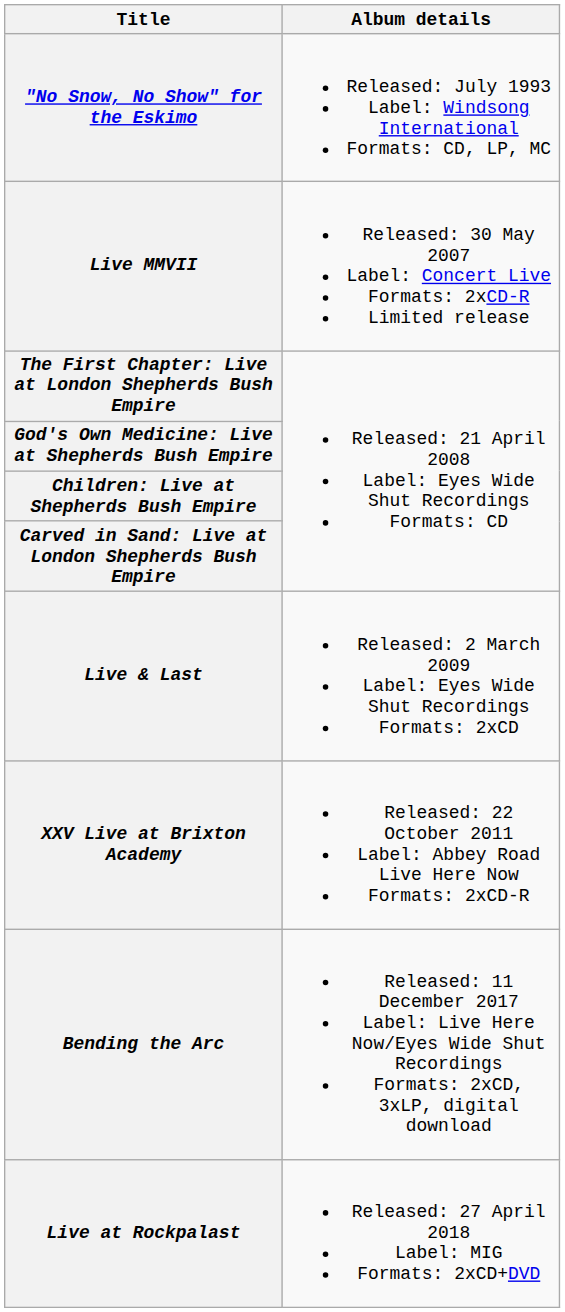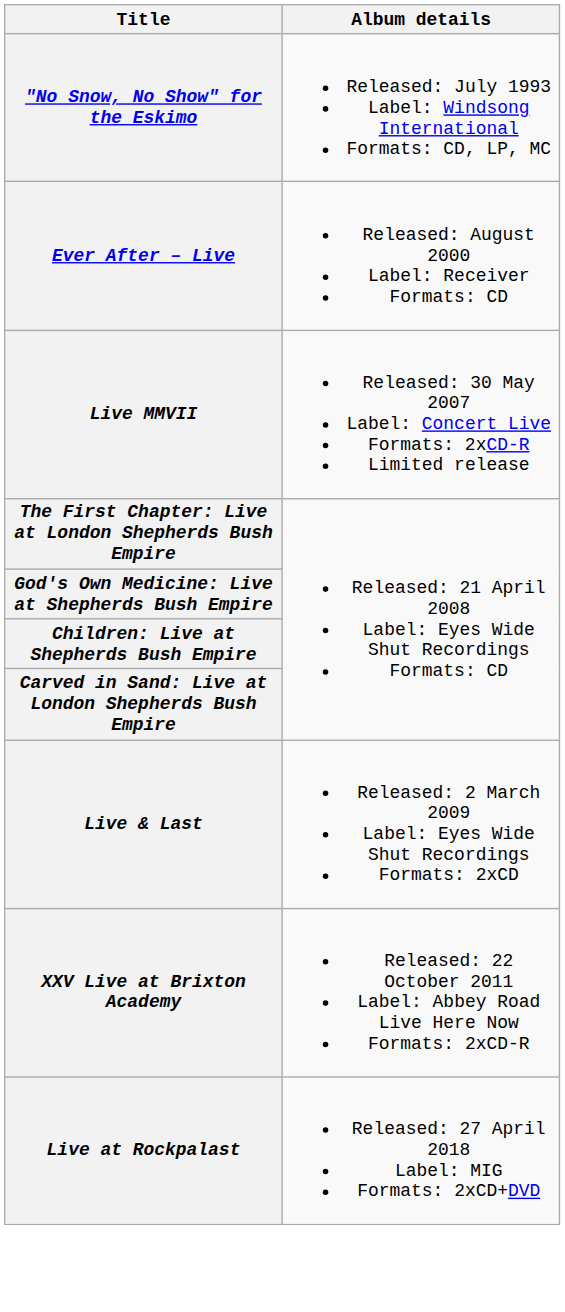+ row: (144, 256)
- row: (144, 1044)
